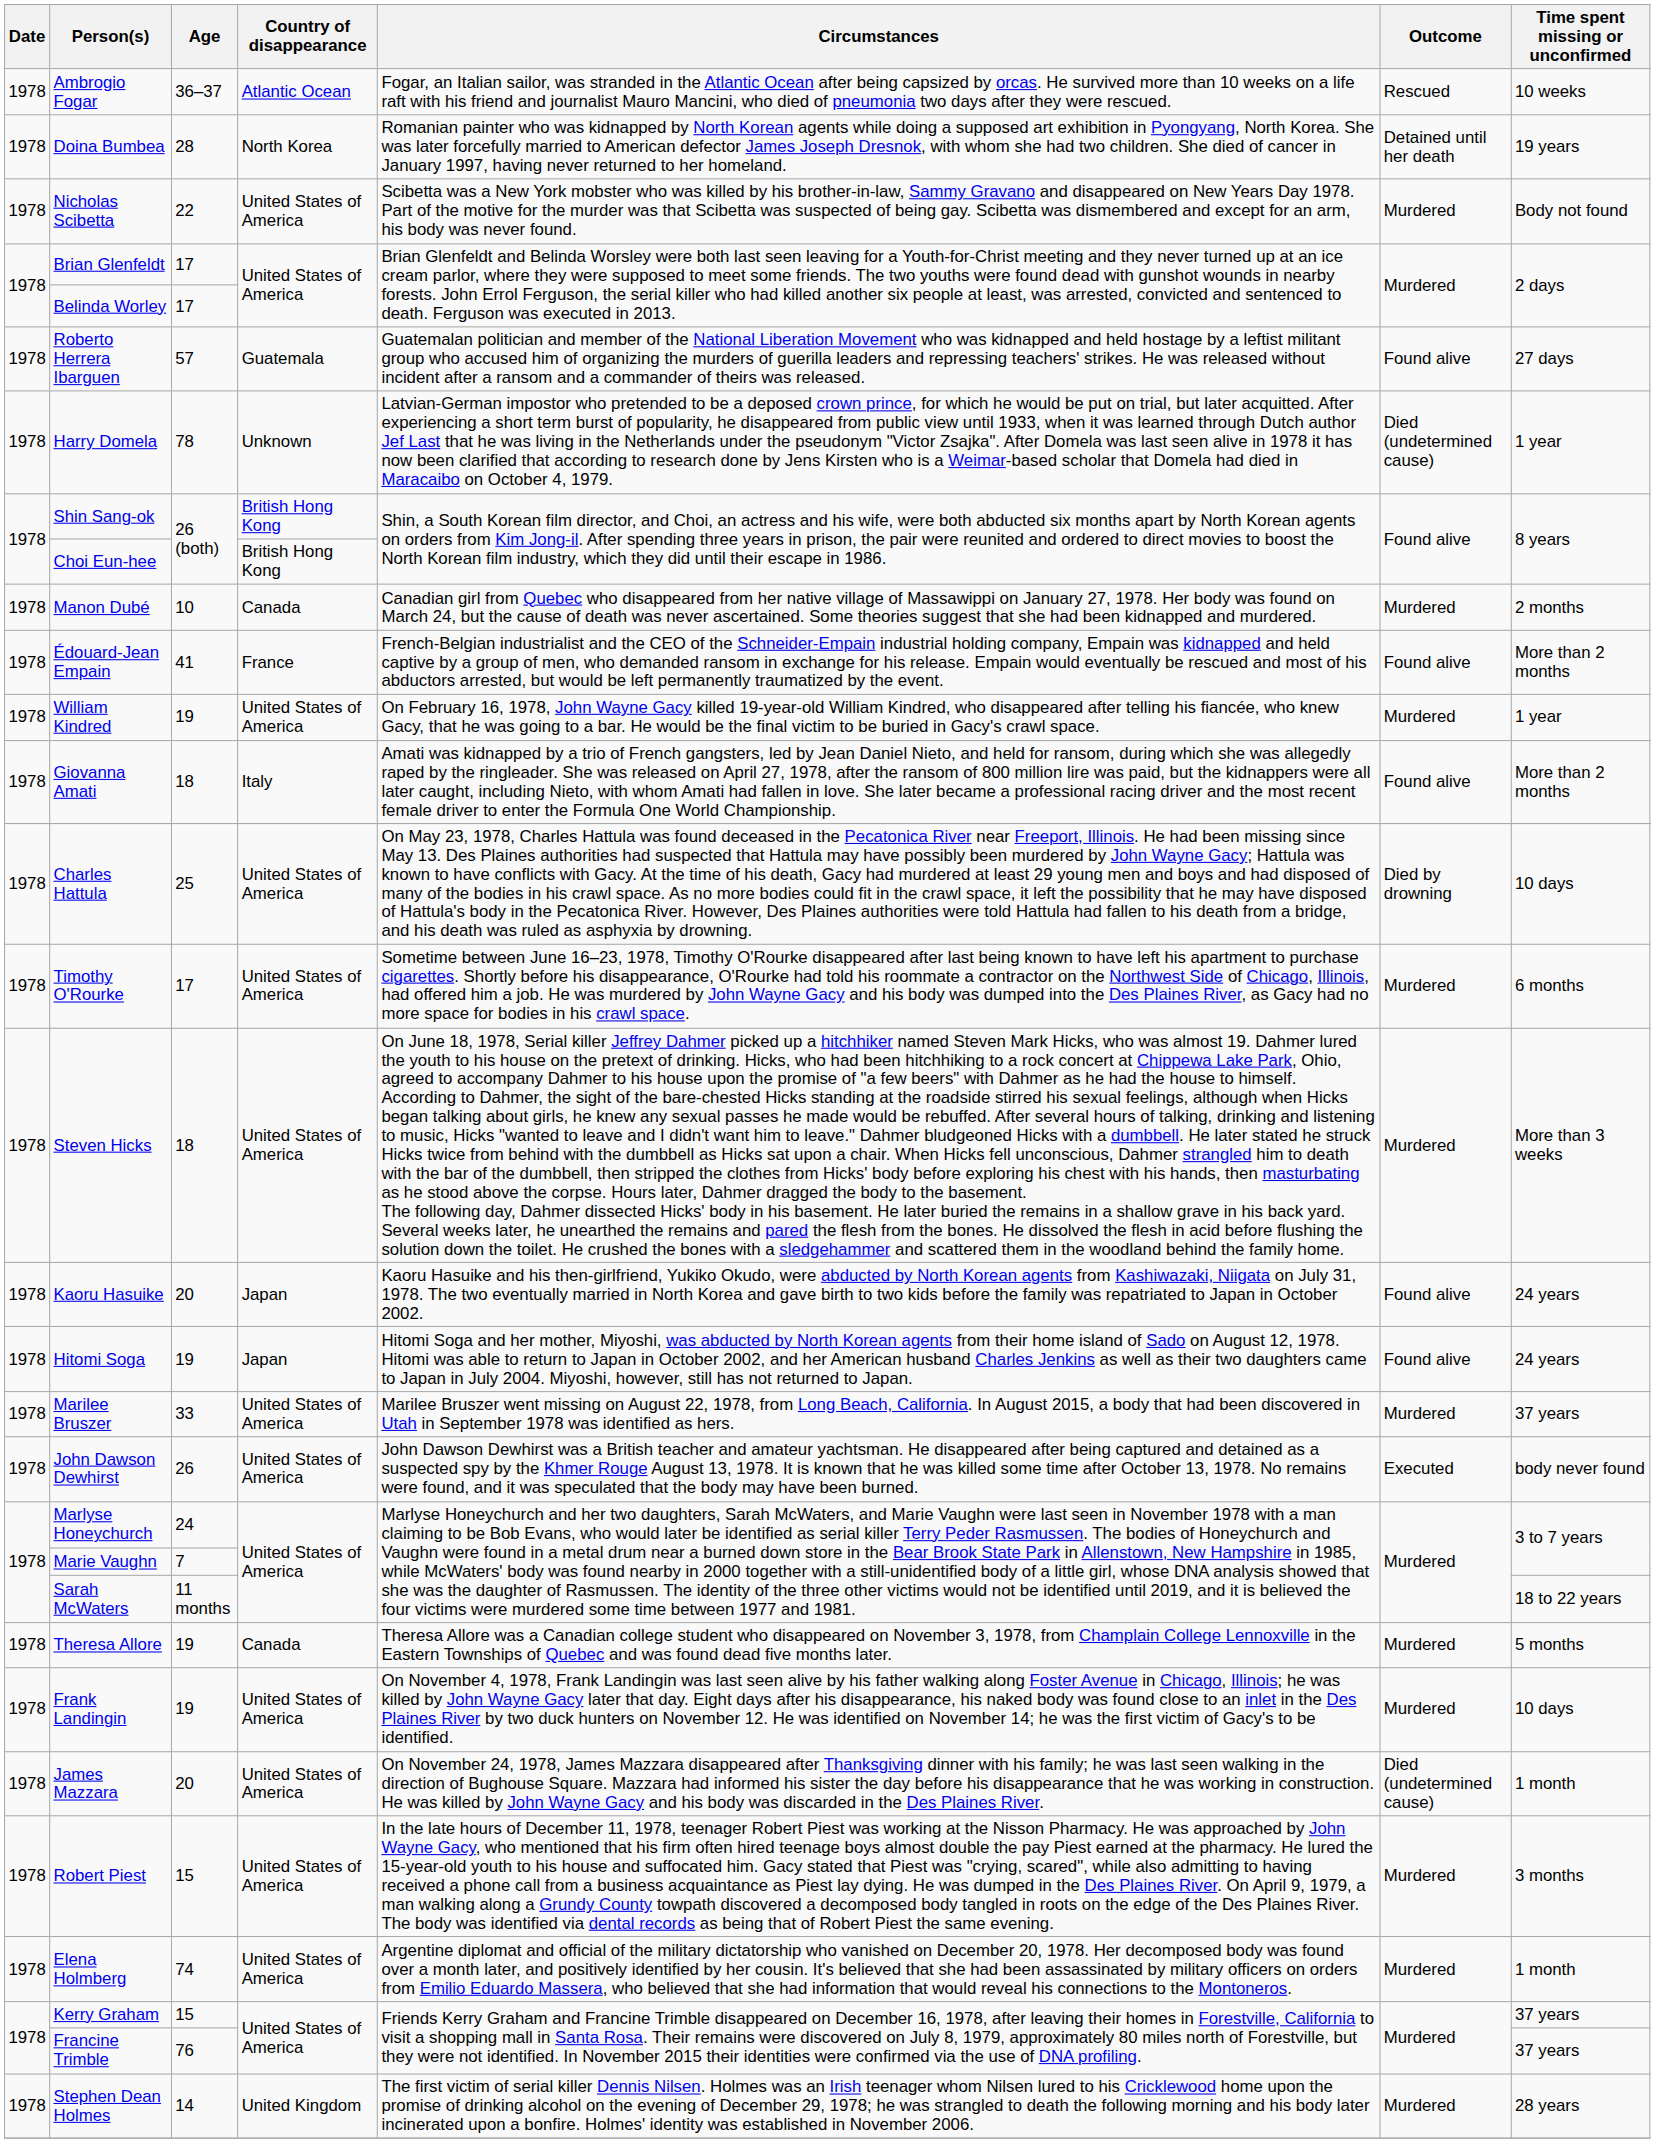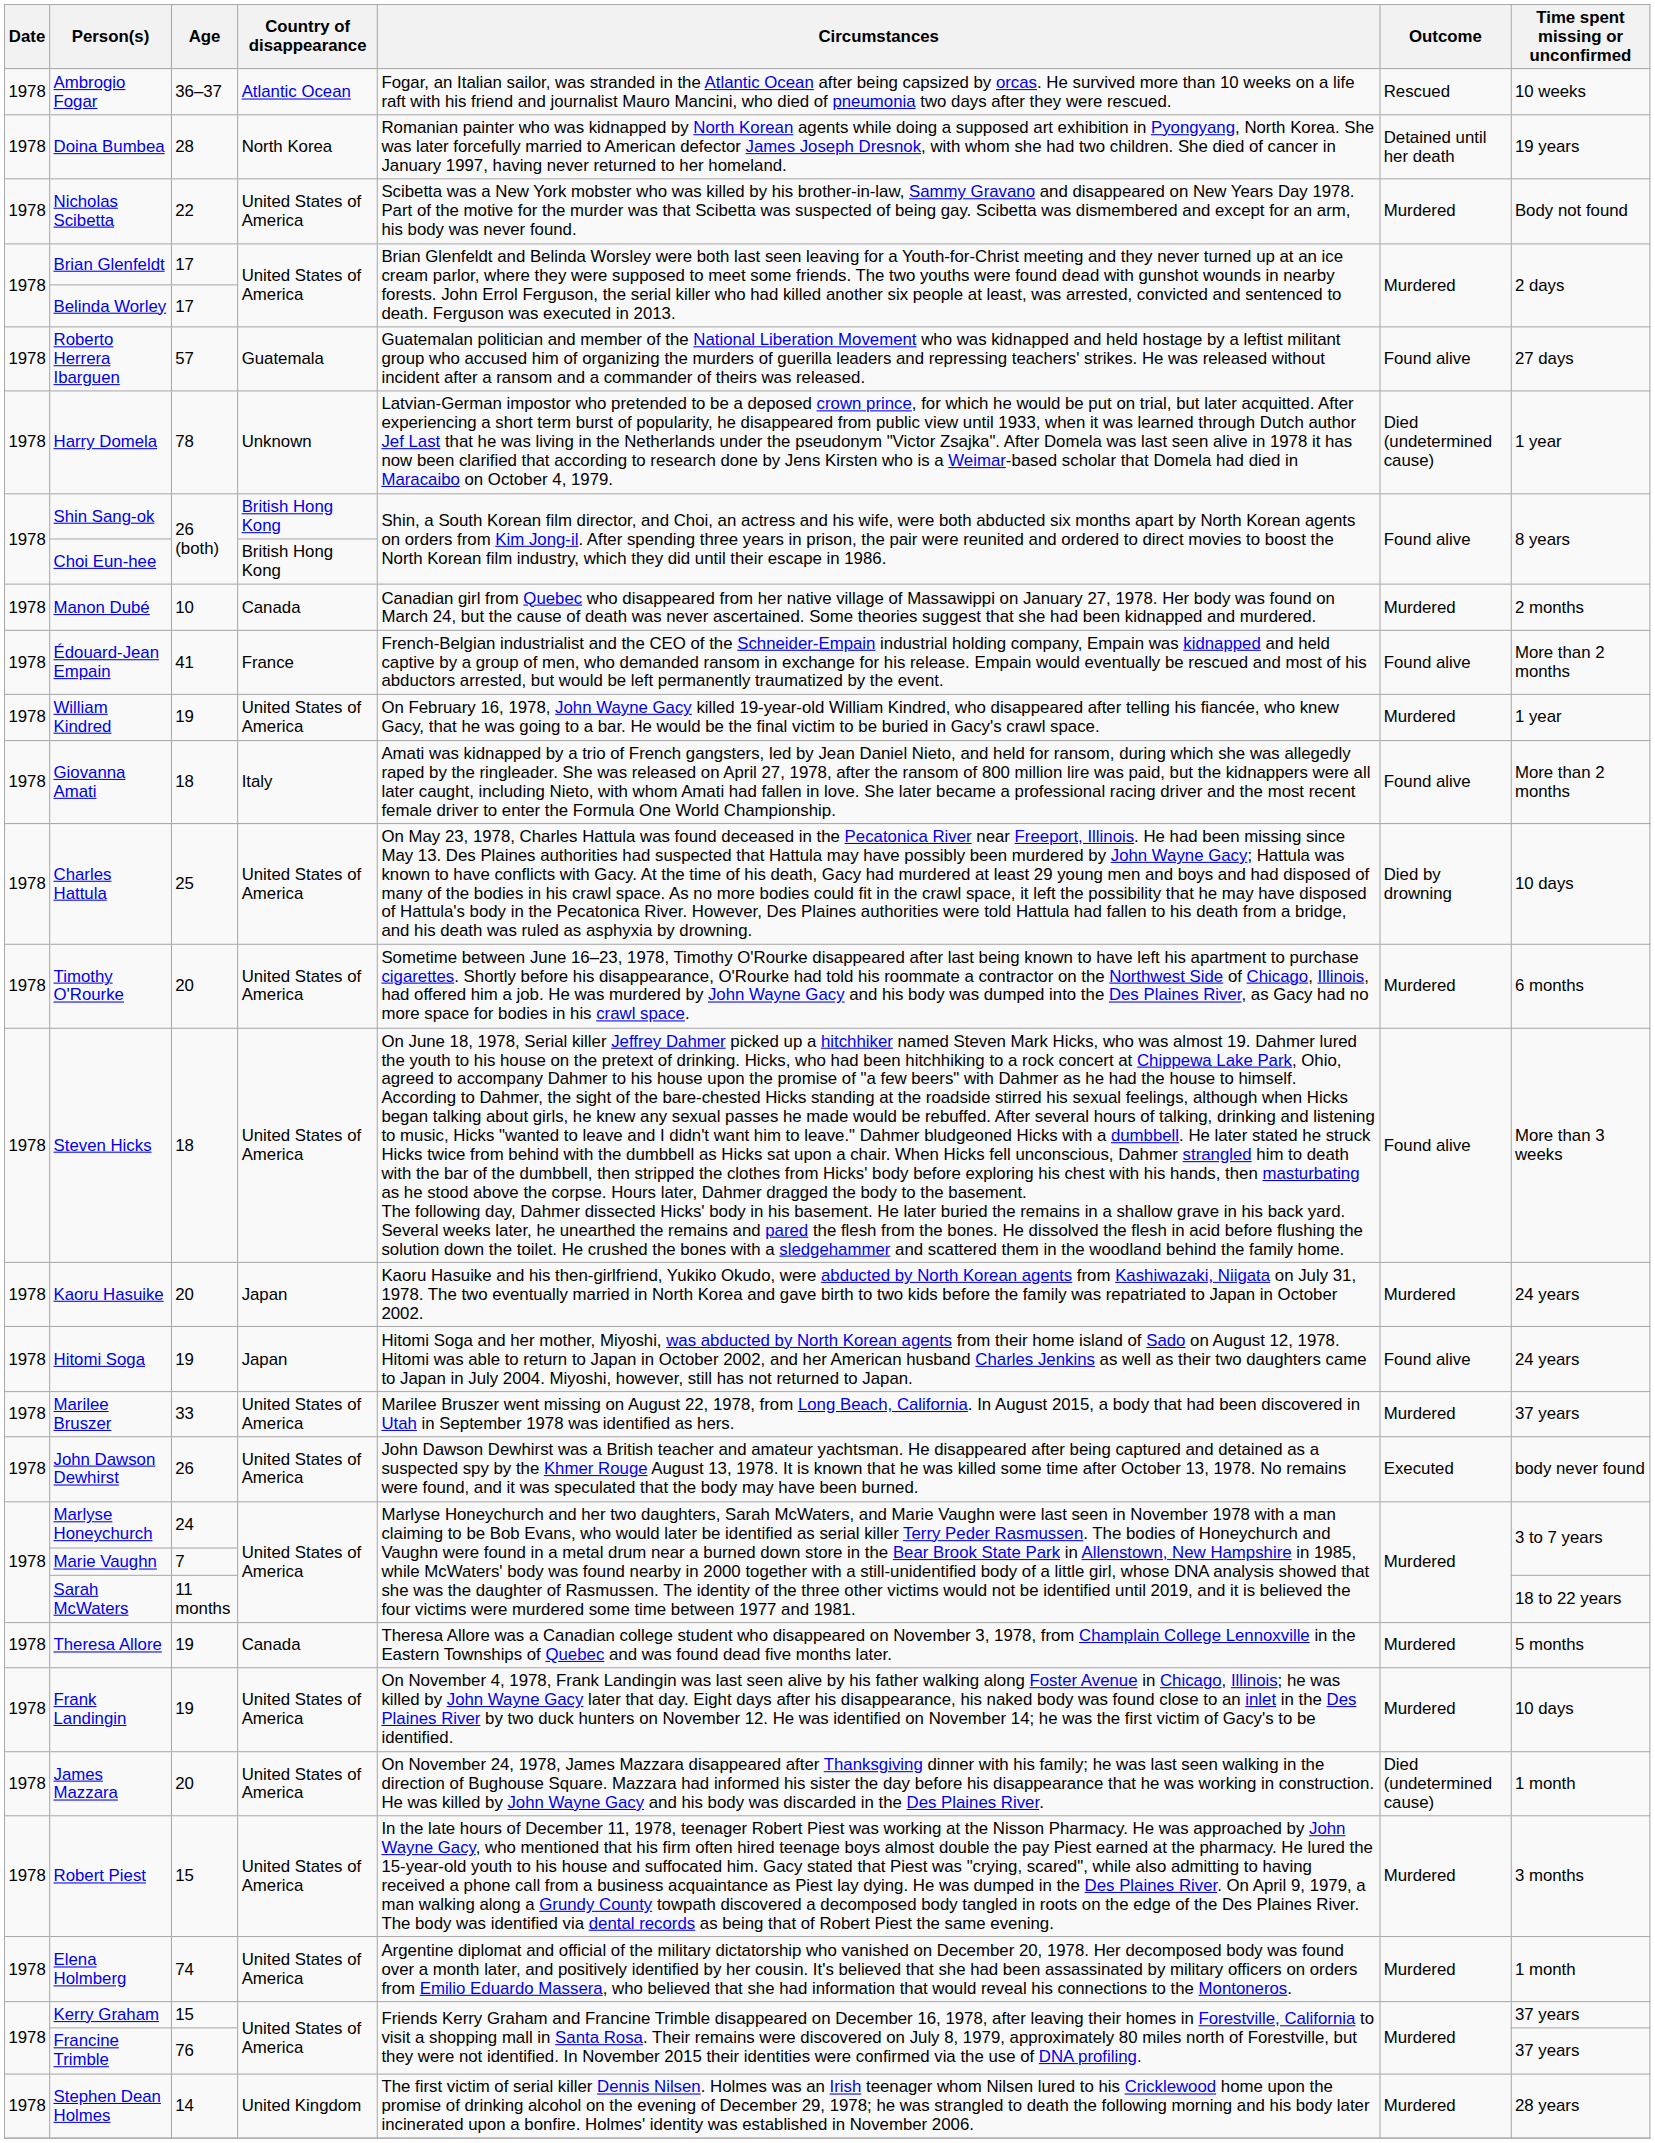(185, 986) 17 -> (185, 986) 20
(1420, 1145) Murdered -> (1427, 1145) Found alive
(1427, 1294) Found alive -> (1420, 1294) Murdered
